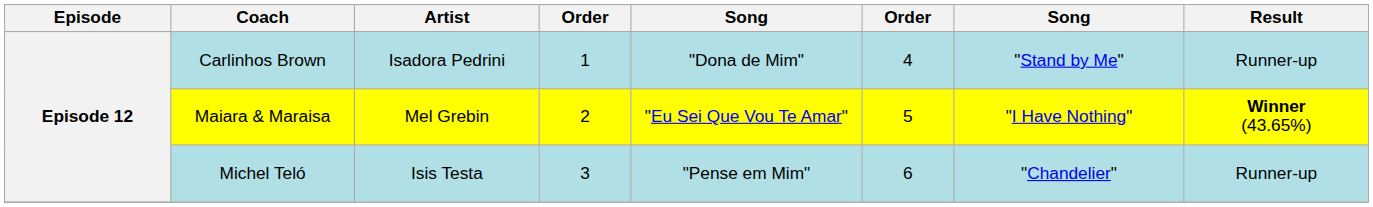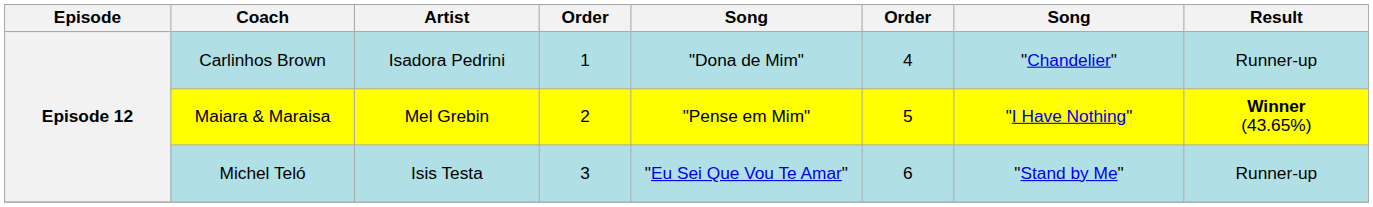(1069, 60) "Stand by Me" -> (1069, 60) "Chandelier"
(746, 116) "Eu Sei Que Vou Te Amar" -> (746, 116) "Pense em Mim"
(746, 173) "Pense em Mim" -> (746, 173) "Eu Sei Que Vou Te Amar"
(1069, 173) "Chandelier" -> (1069, 173) "Stand by Me"
